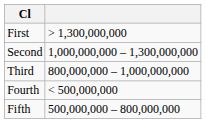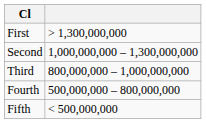(83, 90) < 500,000,000 -> (114, 90) 500,000,000 – 800,000,000
(114, 109) 500,000,000 – 800,000,000 -> (83, 109) < 500,000,000
